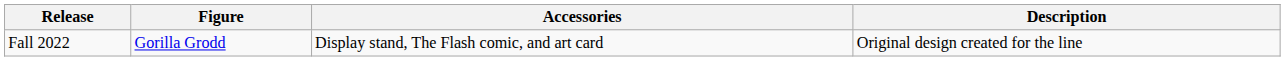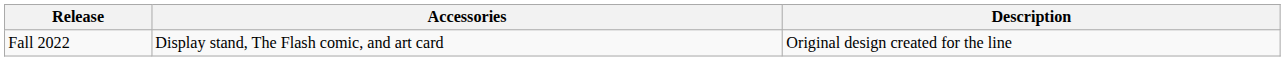- column: (221, 17)
